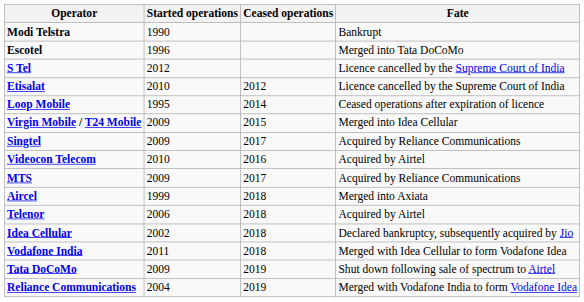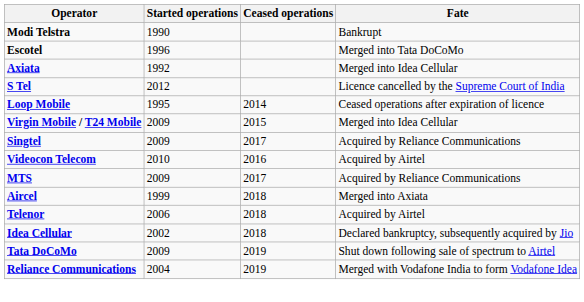+ row: (23, 68)
- row: (26, 86)
- row: (45, 251)
